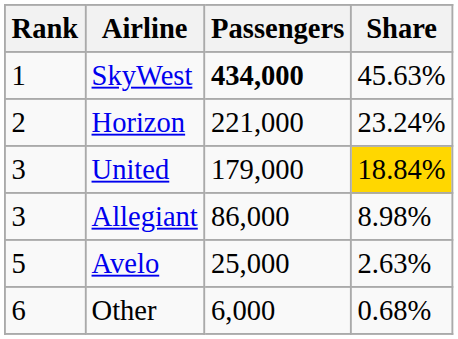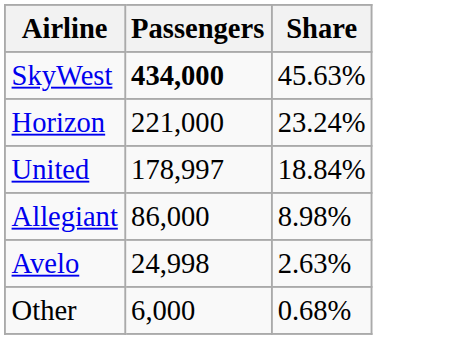- column: (45, 28)
(257, 169) 179,000 -> (178, 169) 178,997
(402, 169) gold background -> (322, 169) no background
(250, 263) 25,000 -> (170, 263) 24,998
